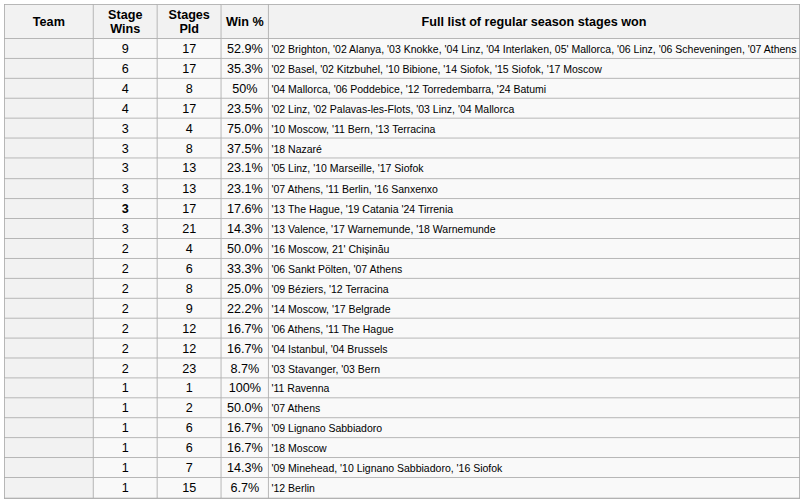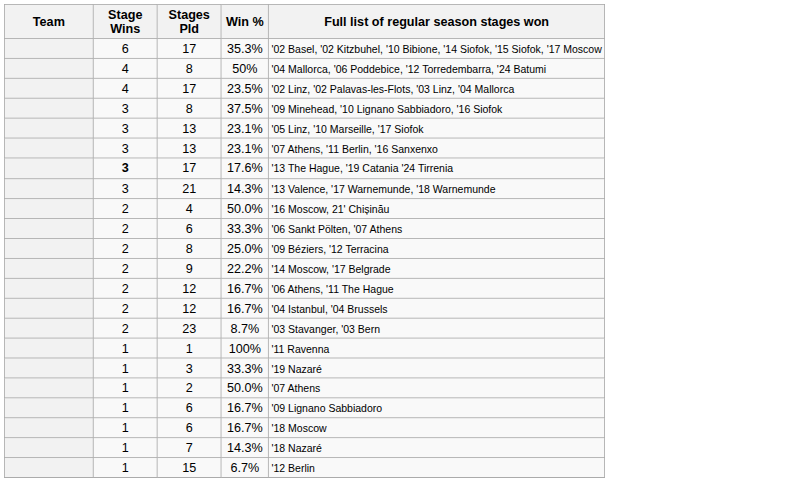- row: (189, 49)
- row: (189, 129)
(297, 150) '18 Nazaré -> (387, 110) '09 Minehead, '10 Lignano Sabbiadoro, '16 Siofok
+ row: (189, 368)
(387, 469) '09 Minehead, '10 Lignano Sabbiadoro, '16 Siofok -> (297, 449) '18 Nazaré
